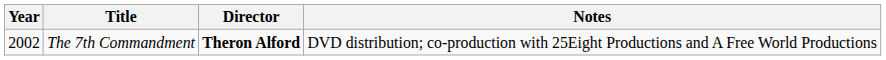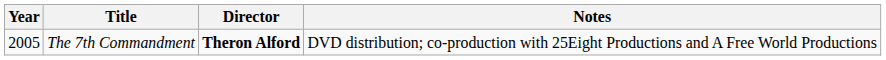(24, 42) 2002 -> (24, 42) 2005
